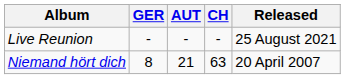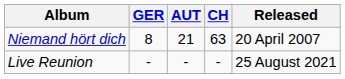rows swapped: (67, 62) <-> (50, 39)
